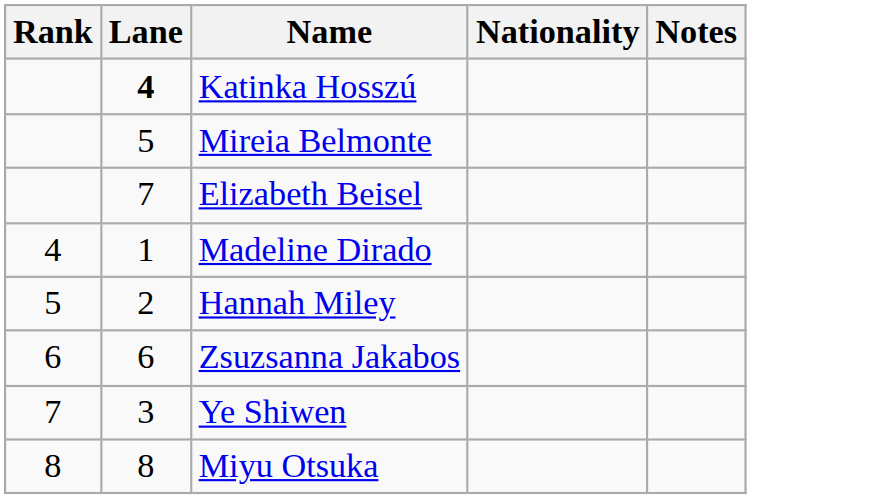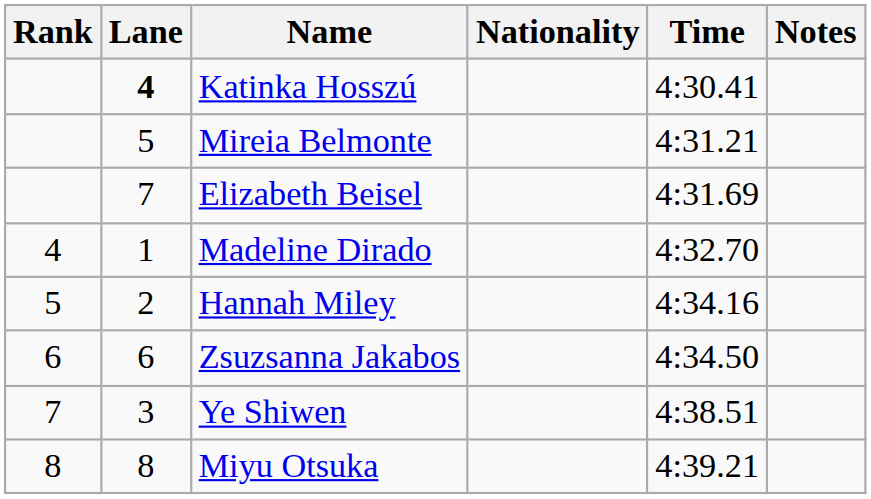+ column: (707, 31)
